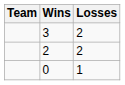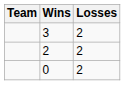(80, 70) 1 -> (80, 70) 2
